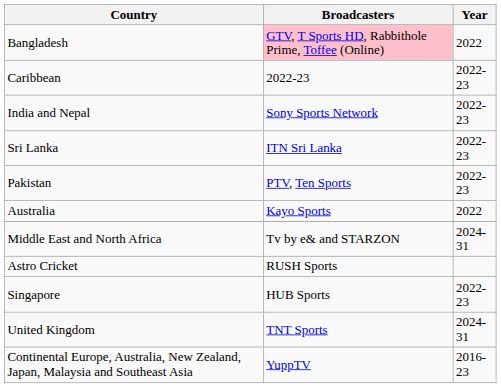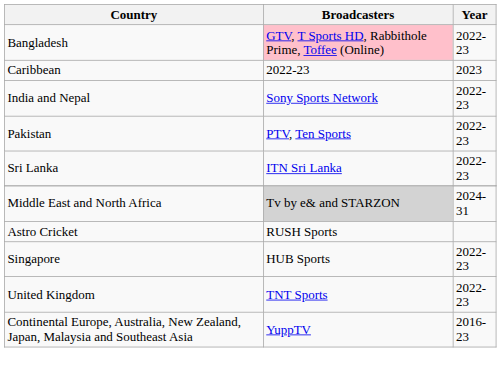(469, 42) 2022 -> (471, 42) 2022-23
(471, 77) 2022-23 -> (469, 70) 2023
rows swapped: (33, 148) <-> (29, 183)
- row: (31, 210)
(333, 238) no background -> (333, 203) lightgrey background
(471, 329) 2024-31 -> (471, 294) 2022-23
